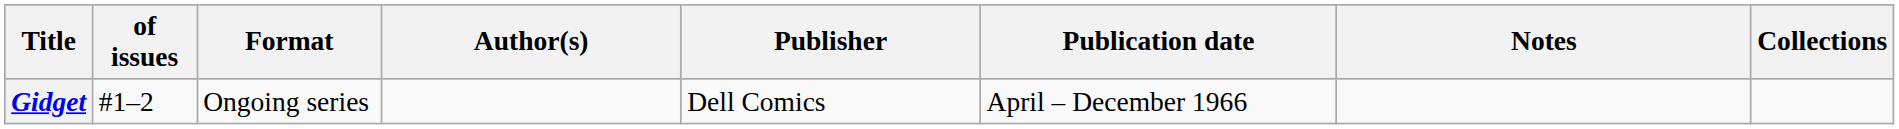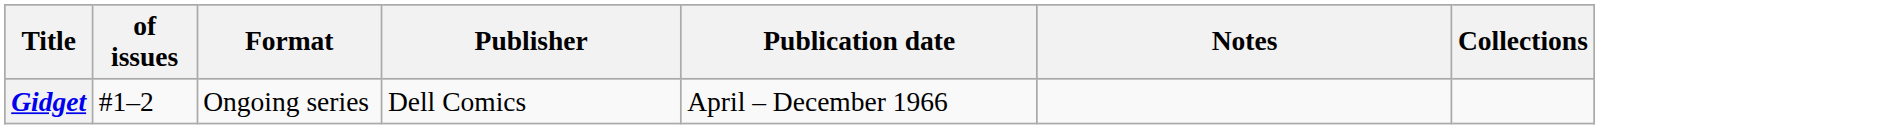- column: (531, 41)
